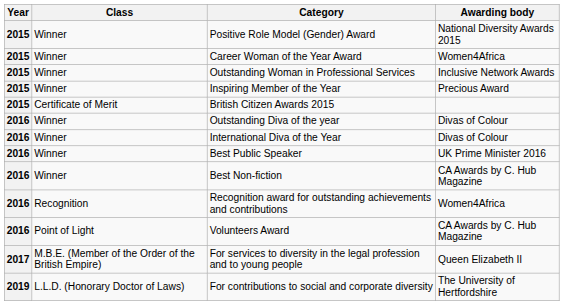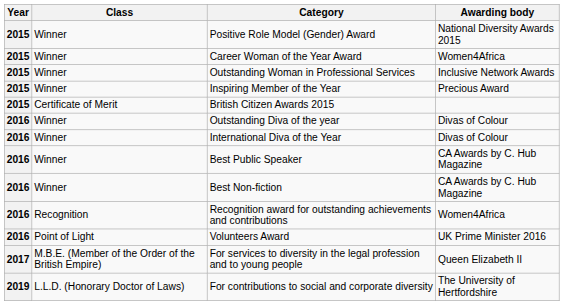(492, 154) UK Prime Minister 2016 -> (487, 159) CA Awards by C. Hub Magazine
(487, 231) CA Awards by C. Hub Magazine -> (492, 237) UK Prime Minister 2016
